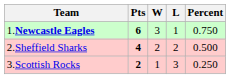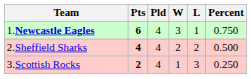+ column: (158, 13)
